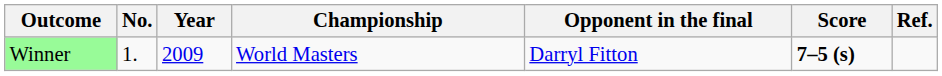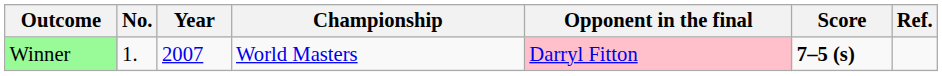(183, 53) 2009 -> (183, 53) 2007
(584, 53) no background -> (584, 53) pink background
